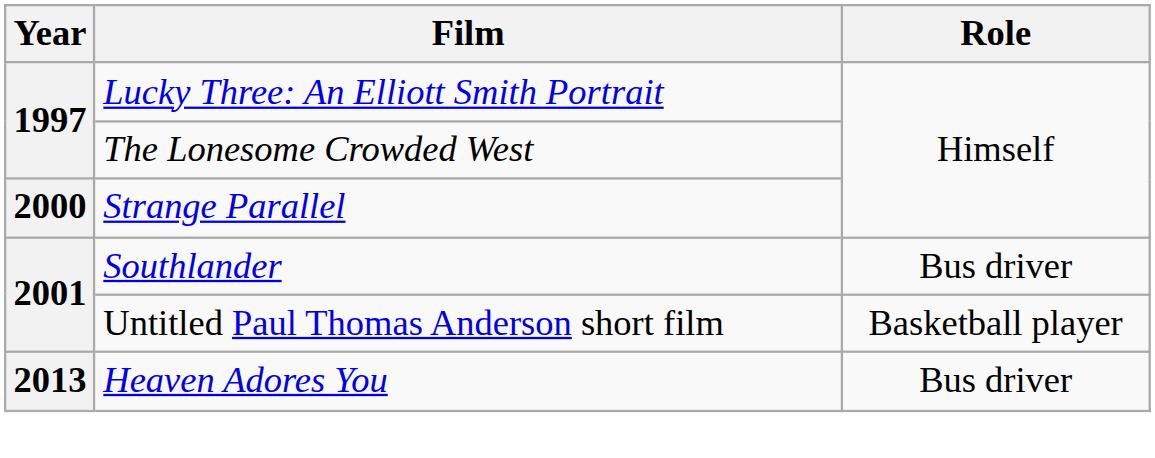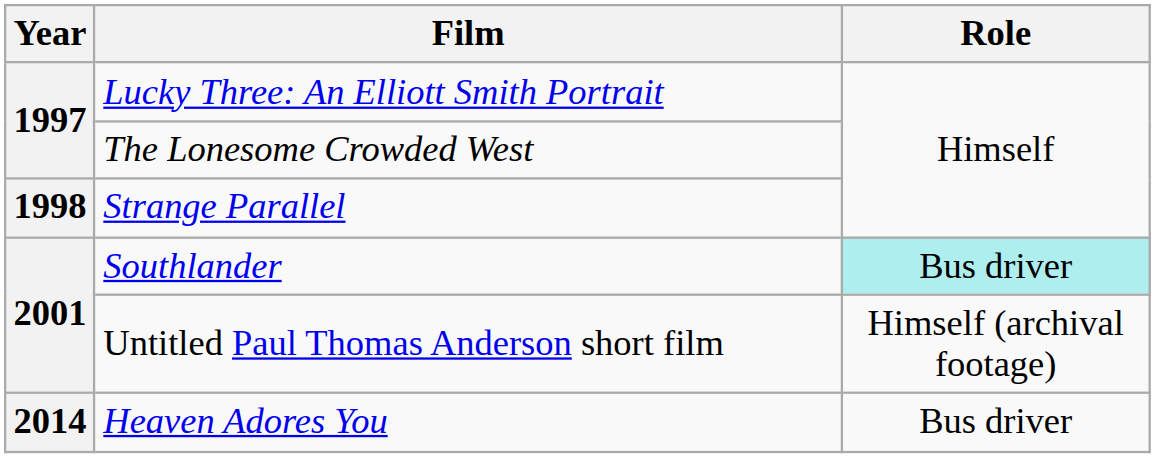(50, 206) 2000 -> (50, 206) 1998
(996, 264) no background -> (996, 264) paleturquoise background
(996, 322) Basketball player -> (996, 343) Himself (archival footage)
(50, 380) 2013 -> (50, 421) 2014
